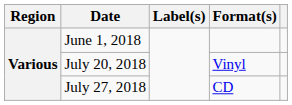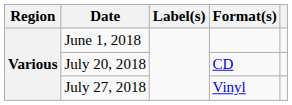(229, 64) Vinyl -> (223, 64) CD
(223, 87) CD -> (229, 87) Vinyl
